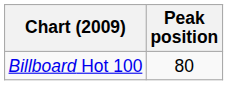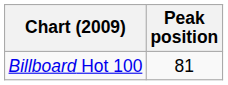(184, 65) 80 -> (184, 65) 81
